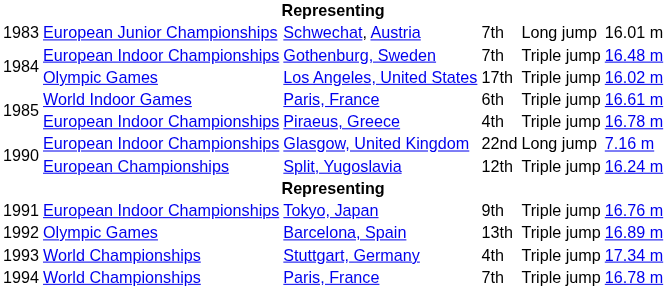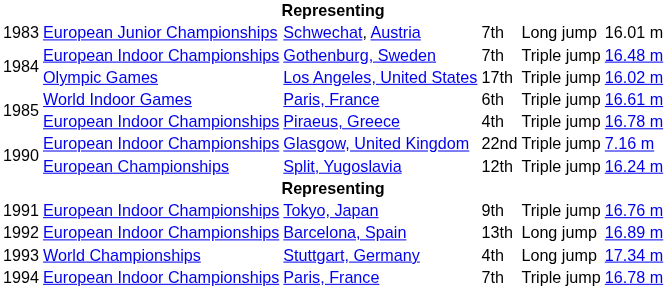(559, 144) Long jump -> (561, 144) Triple jump
(100, 233) Olympic Games -> (161, 233) European Indoor Championships
(561, 233) Triple jump -> (559, 233) Long jump
(561, 255) Triple jump -> (559, 255) Long jump
(122, 277) World Championships -> (161, 277) European Indoor Championships
